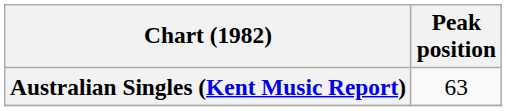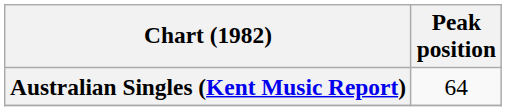(456, 86) 63 -> (456, 86) 64
